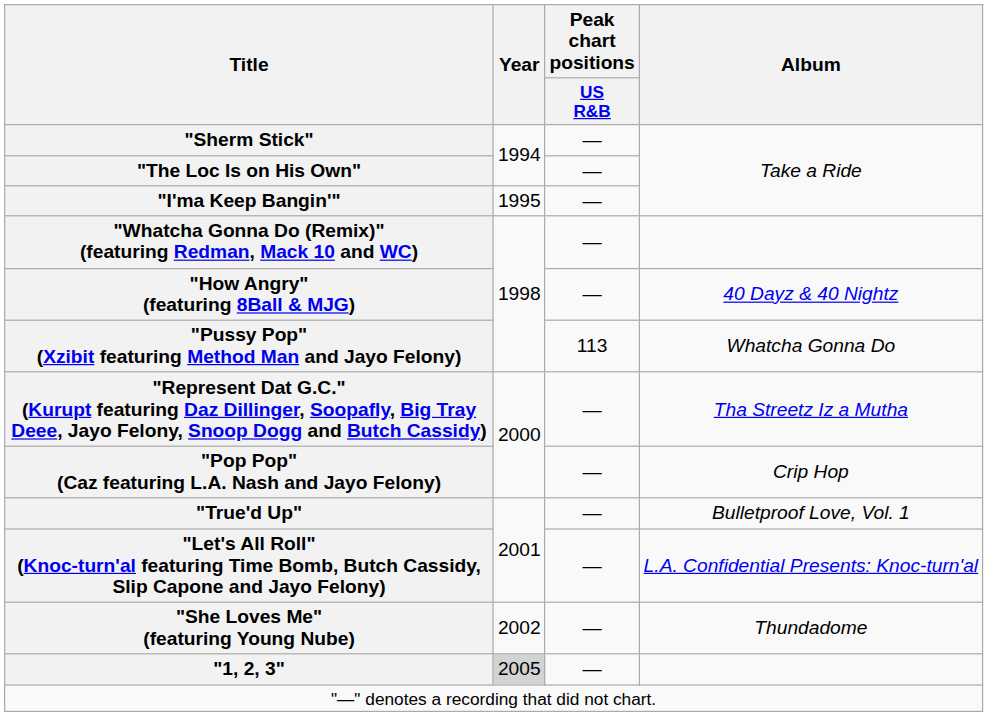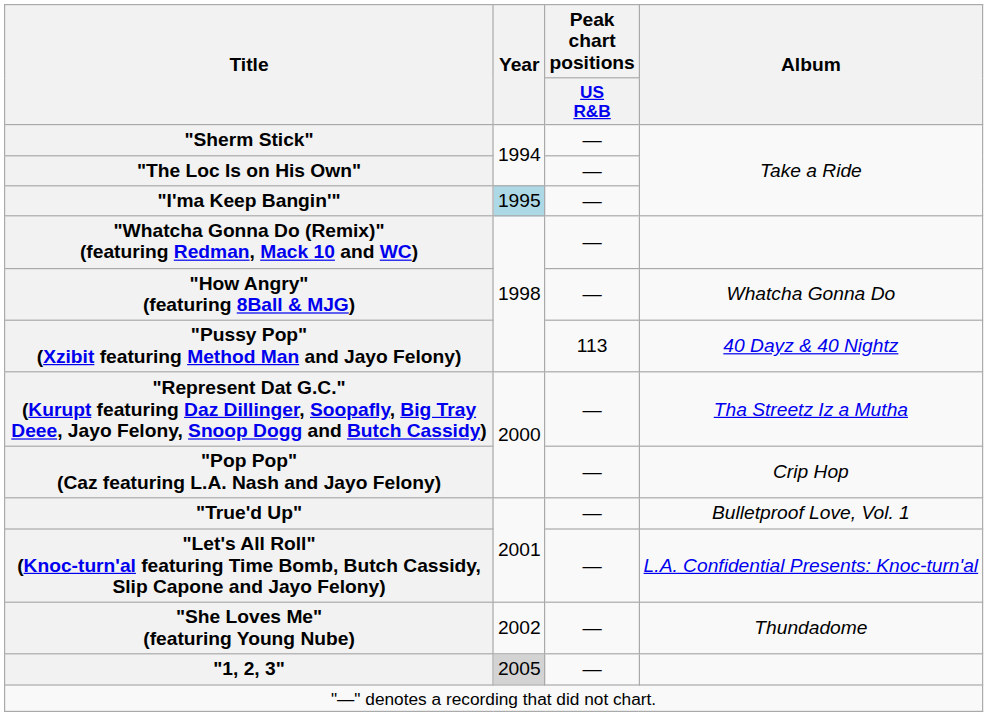(519, 200) no background -> (519, 200) lightblue background
(811, 294) 40 Dayz & 40 Nightz -> (811, 294) Whatcha Gonna Do
(811, 346) Whatcha Gonna Do -> (811, 346) 40 Dayz & 40 Nightz
